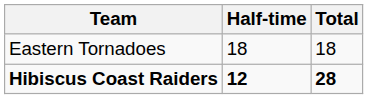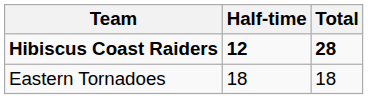rows swapped: (113, 78) <-> (87, 49)
